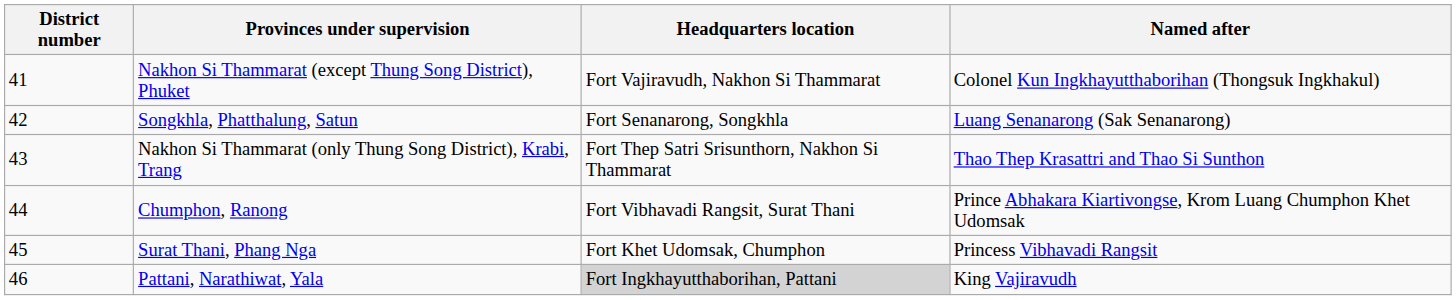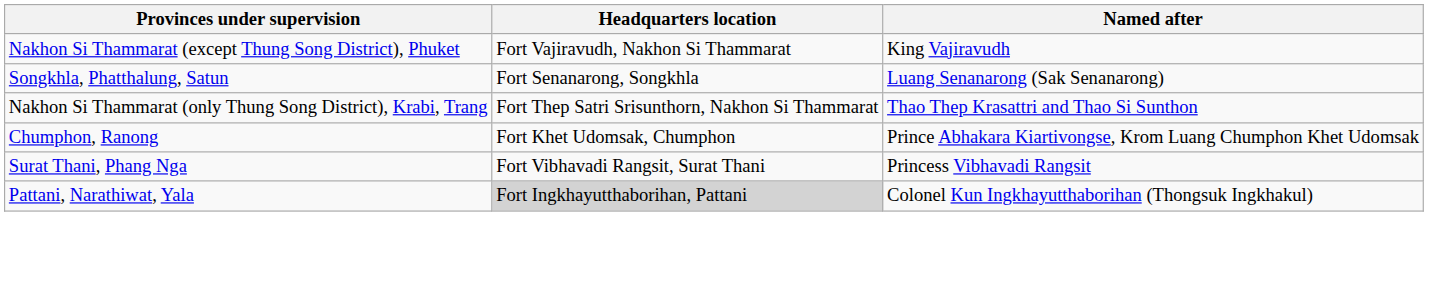- column: (69, 29)
(1167, 79) Colonel Kun Ingkhayutthaborihan (Thongsuk Ingkhakul) -> (949, 48) King Vajiravudh
(720, 210) Fort Vibhavadi Rangsit, Surat Thani -> (616, 136) Fort Khet Udomsak, Chumphon
(705, 249) Fort Khet Udomsak, Chumphon -> (631, 166) Fort Vibhavadi Rangsit, Surat Thani
(1015, 279) King Vajiravudh -> (1100, 195) Colonel Kun Ingkhayutthaborihan (Thongsuk Ingkhakul)
